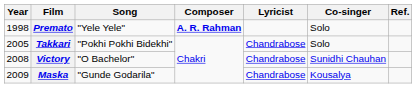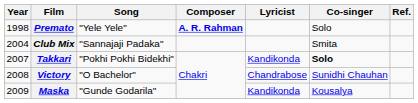+ row: (54, 43)
(18, 43) 2005 -> (18, 59) 2007
(276, 43) Chandrabose -> (274, 59) Kandikonda
(320, 43) normal -> (322, 59) bold
(276, 75) Chandrabose -> (274, 91) Kandikonda
